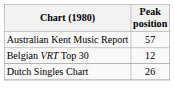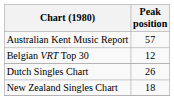+ row: (62, 87)
